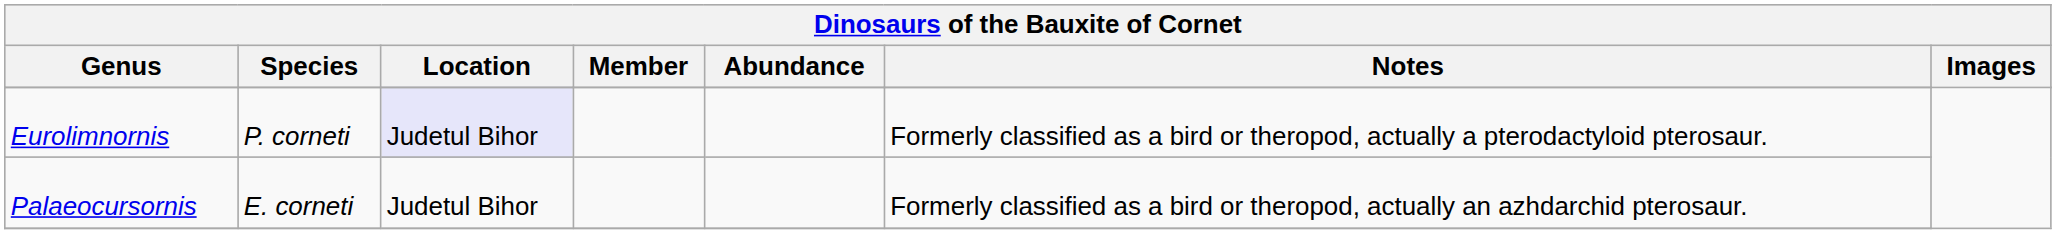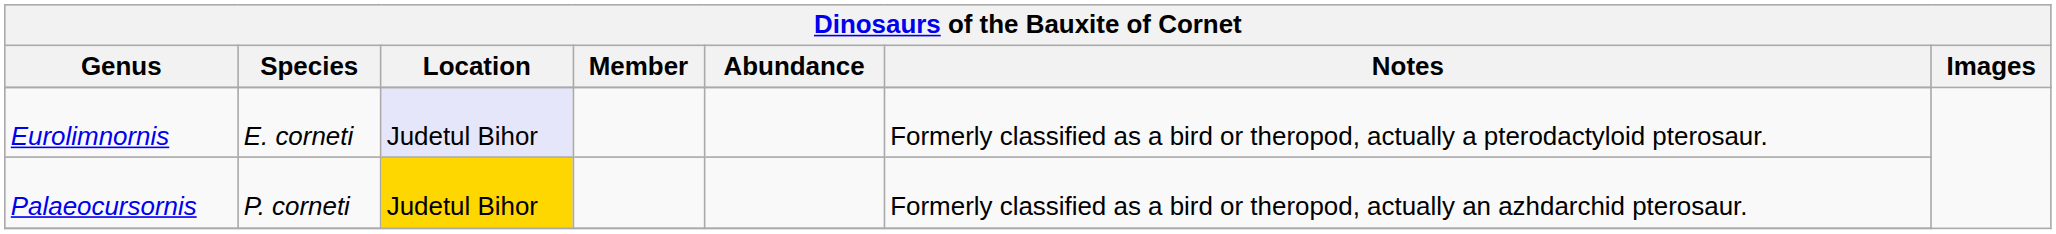(297, 136) P. corneti -> (298, 136) E. corneti
(298, 206) E. corneti -> (297, 206) P. corneti
(462, 206) no background -> (462, 206) gold background
